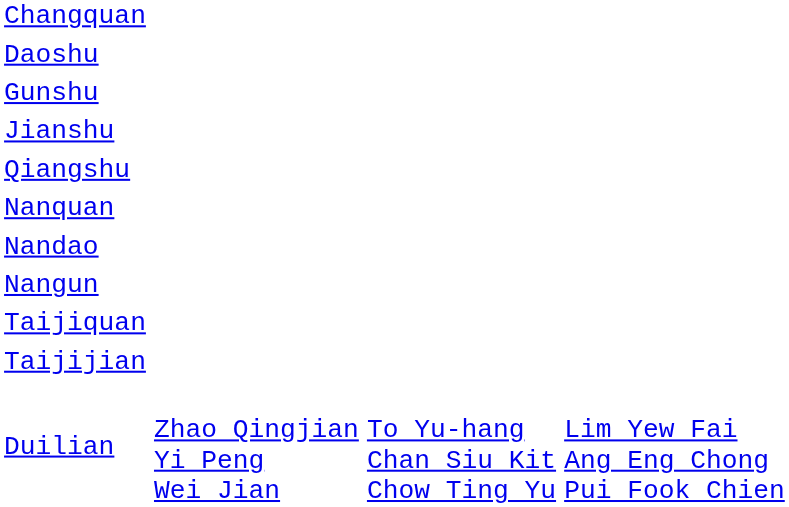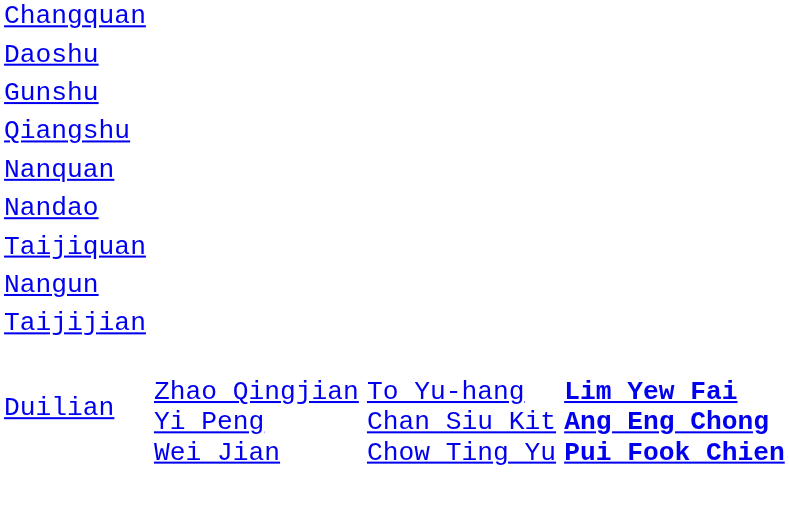- row: (59, 131)
rows swapped: (51, 285) <-> (75, 323)
(674, 461) normal -> (674, 422) bold
